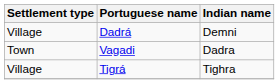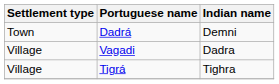(24, 32) Village -> (21, 32) Town
(21, 50) Town -> (24, 50) Village
